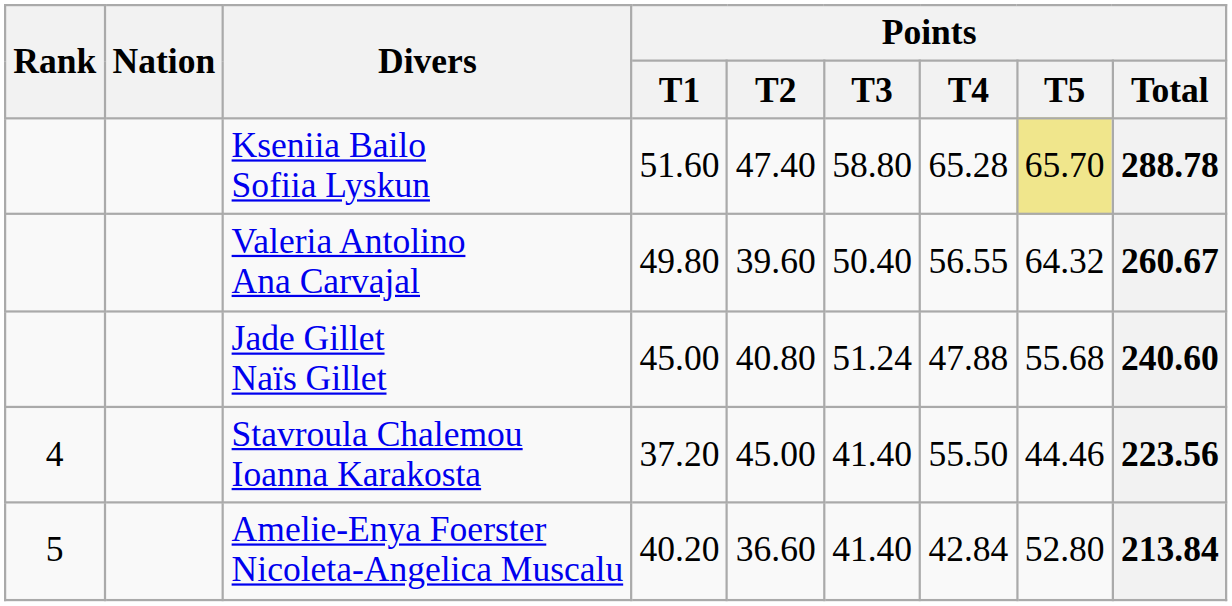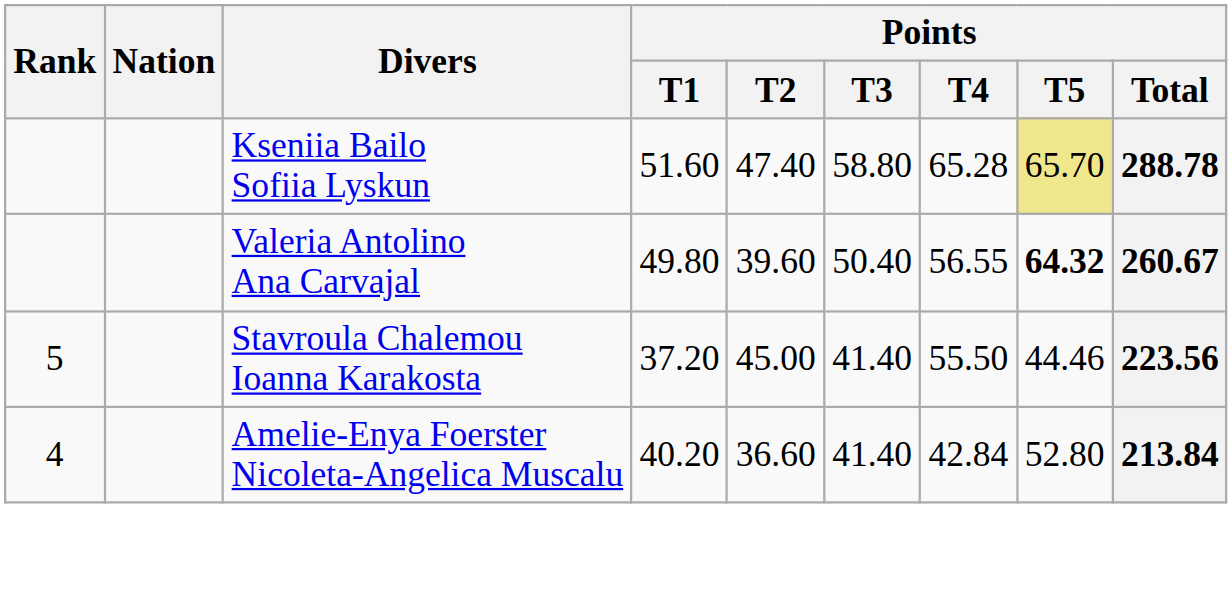(1065, 261) normal -> (1065, 261) bold
- row: (309, 357)
(55, 454) 4 -> (55, 357) 5
(55, 550) 5 -> (55, 454) 4
